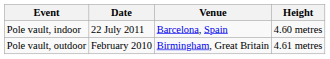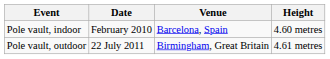(118, 29) 22 July 2011 -> (121, 29) February 2010
(121, 45) February 2010 -> (118, 45) 22 July 2011
